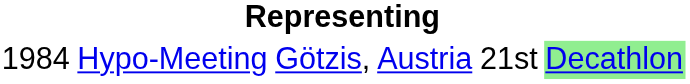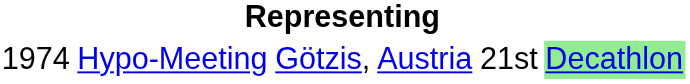(36, 59) 1984 -> (36, 59) 1974
